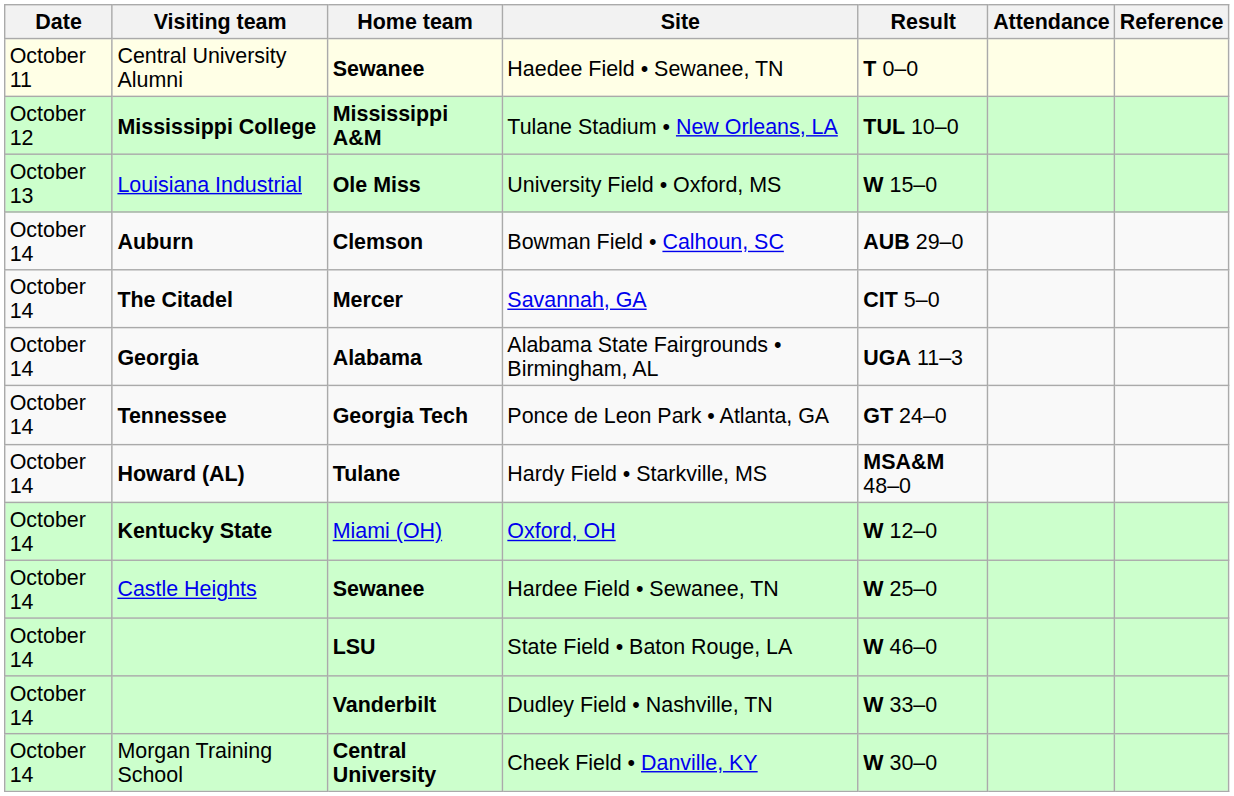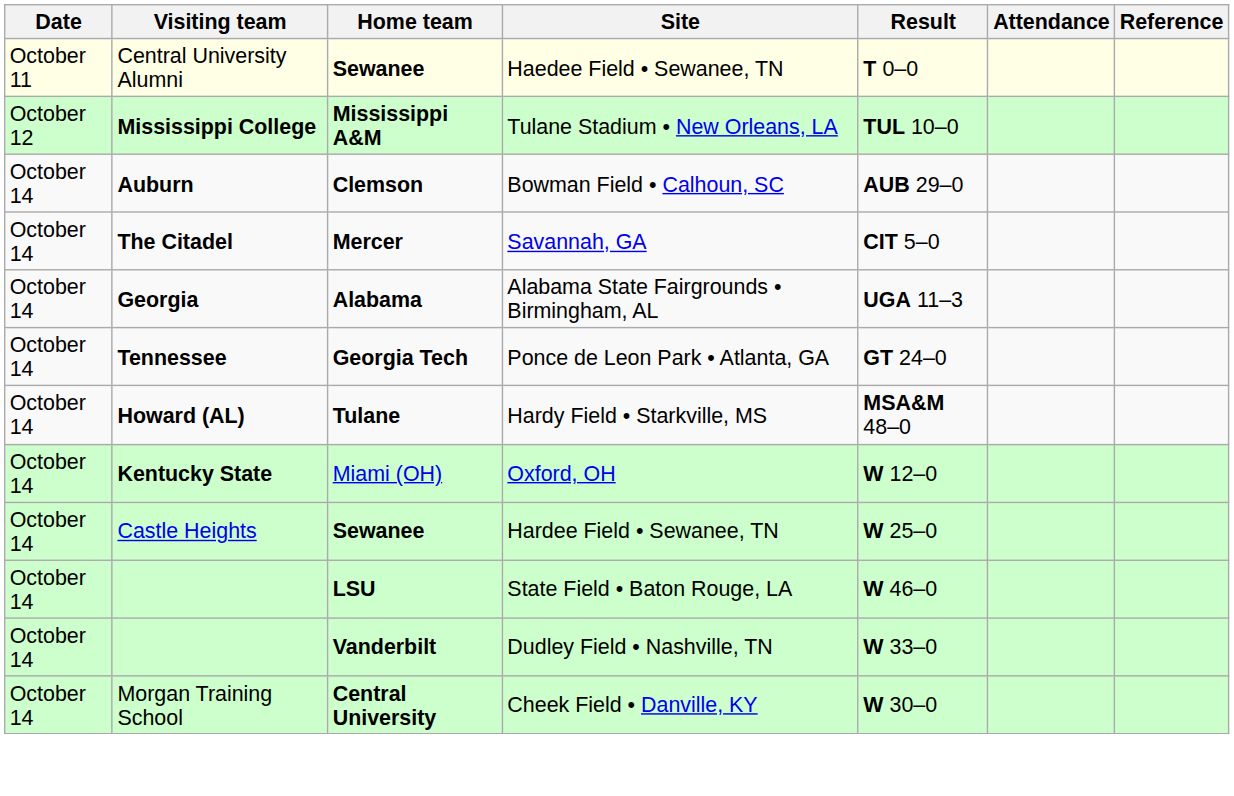- row: (644, 184)
